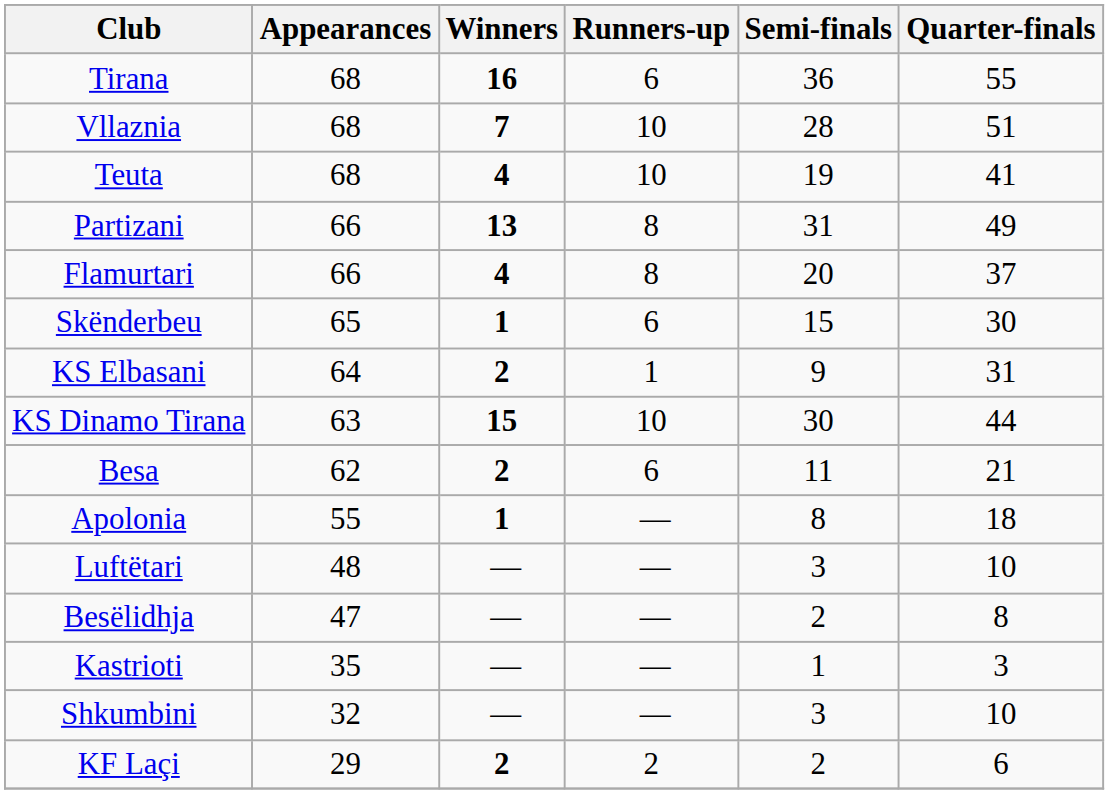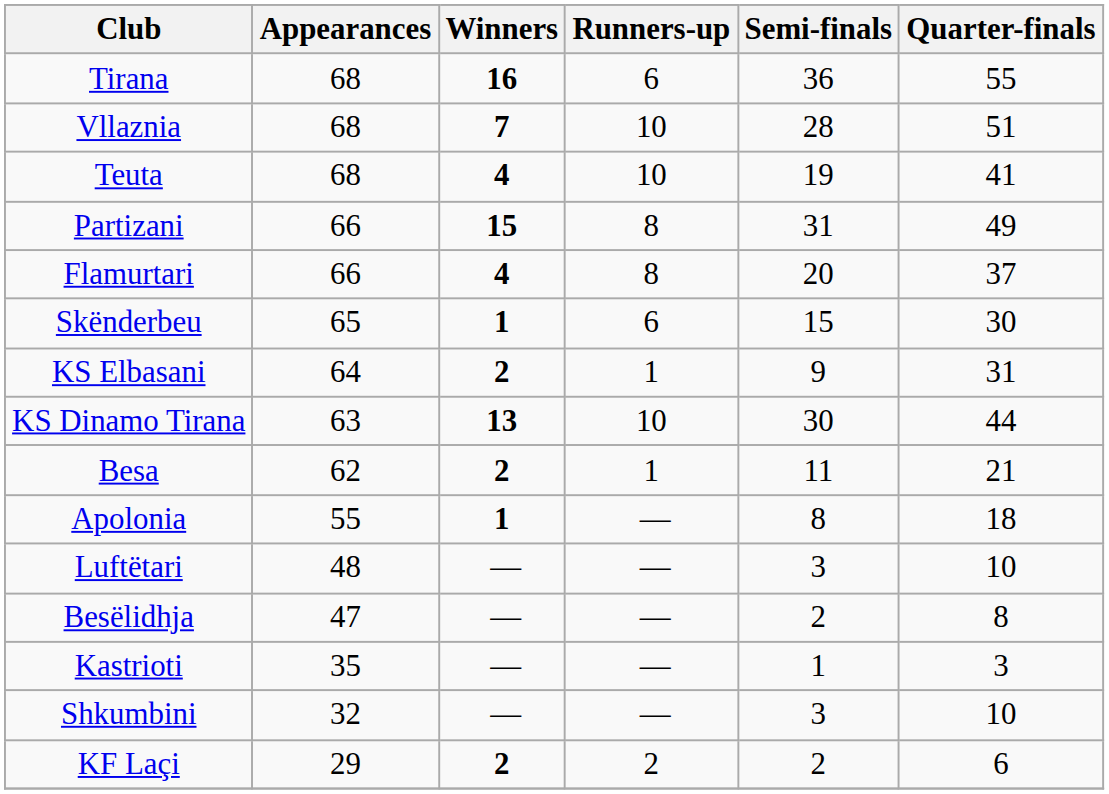(502, 224) 13 -> (502, 224) 15
(502, 420) 15 -> (502, 420) 13
(651, 469) 6 -> (651, 469) 1
